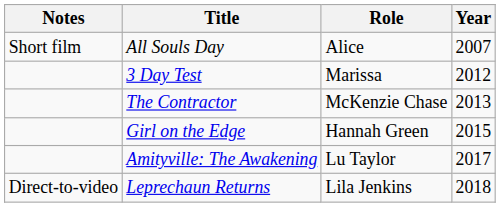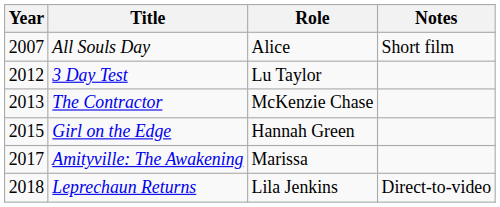columns swapped: (473, 18) <-> (63, 18)
(354, 74) Marissa -> (287, 74) Lu Taylor
(361, 159) Lu Taylor -> (280, 159) Marissa
